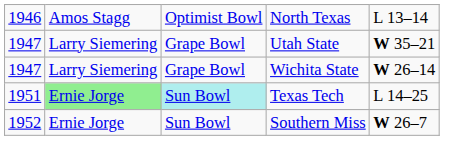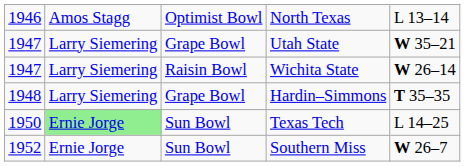(205, 69) Grape Bowl -> (206, 69) Raisin Bowl
+ row: (328, 95)
(25, 95) 1951 -> (25, 122) 1950
(198, 95) paleturquoise background -> (198, 122) no background
